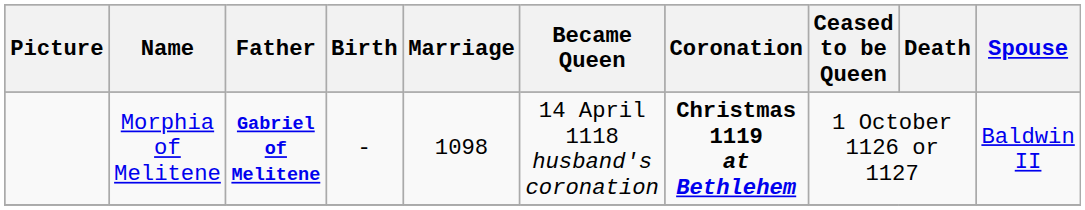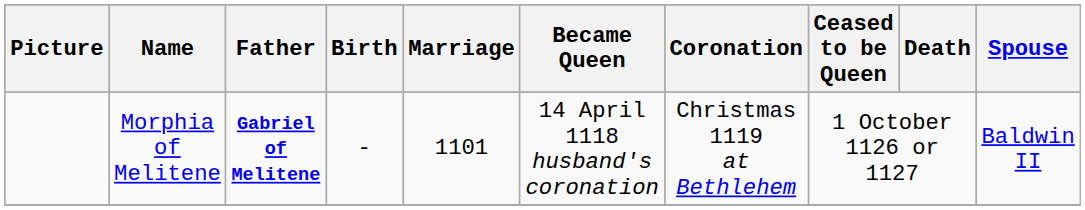(462, 149) 1098 -> (462, 149) 1101
(736, 149) bold -> (736, 149) normal
